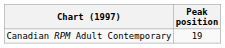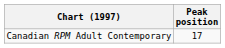(197, 36) 19 -> (197, 36) 17
